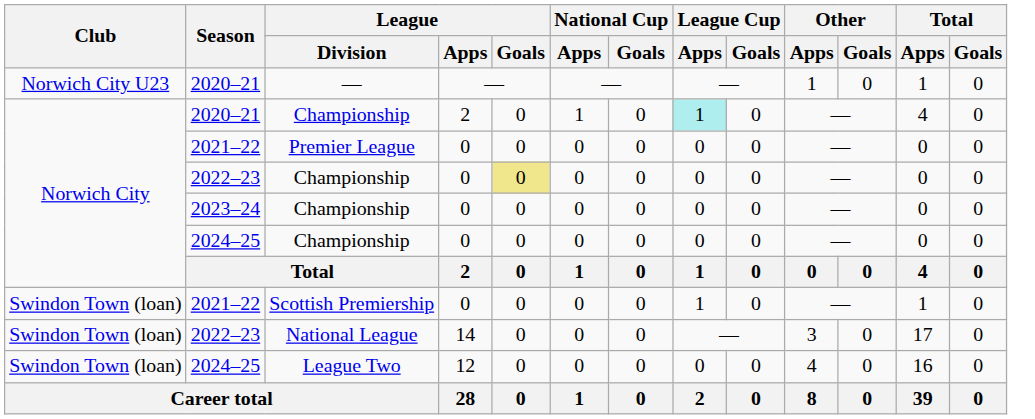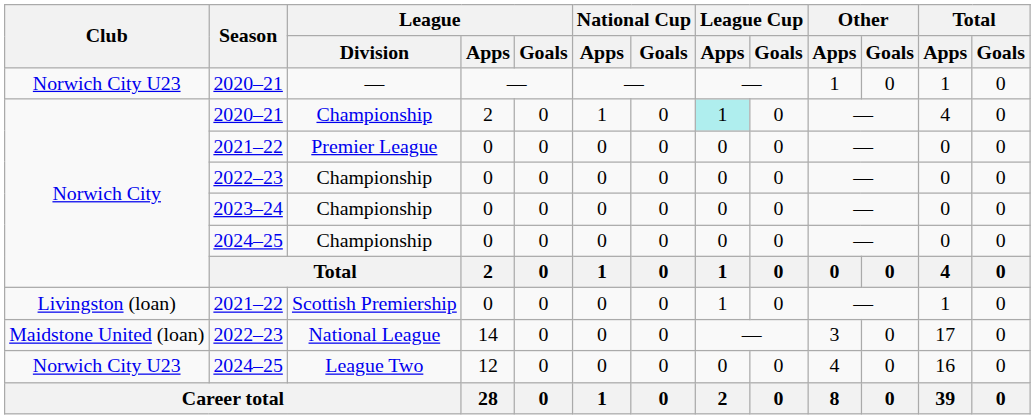(521, 177) khaki background -> (543, 177) no background
(95, 303) Swindon Town (loan) -> (107, 303) Livingston (loan)
(95, 334) Swindon Town (loan) -> (107, 334) Maidstone United (loan)
(95, 366) Swindon Town (loan) -> (107, 366) Norwich City U23
